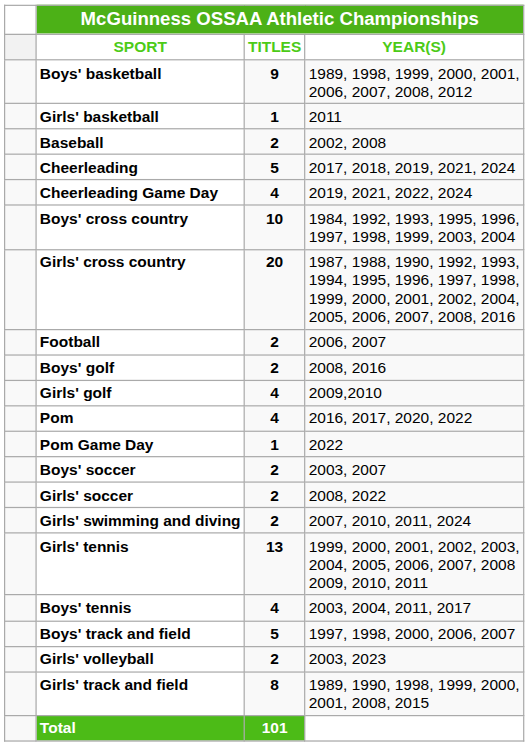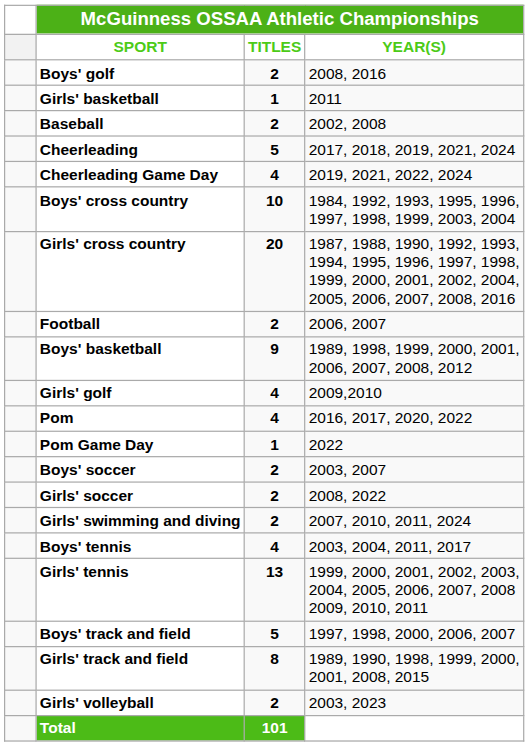rows swapped: (101, 73) <-> (77, 367)
rows swapped: (86, 608) <-> (84, 546)
rows swapped: (114, 685) <-> (97, 659)
